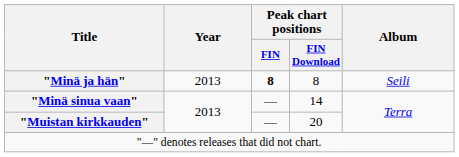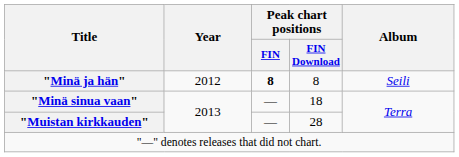(208, 81) 2013 -> (208, 81) 2012
(316, 101) 14 -> (316, 101) 18
(316, 122) 20 -> (316, 122) 28
